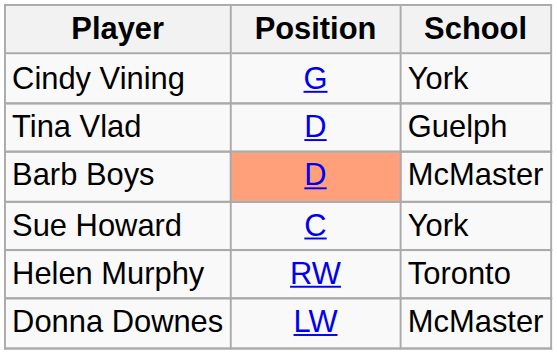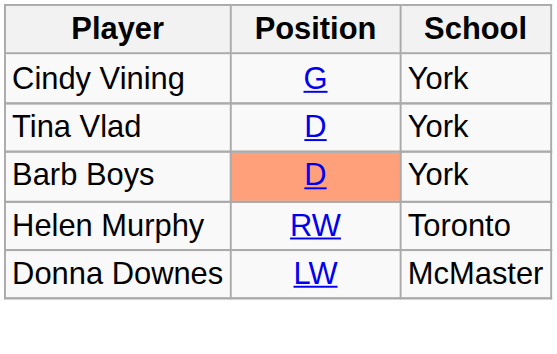(458, 126) Guelph -> (438, 126) York
(476, 175) McMaster -> (438, 175) York
- row: (97, 224)
